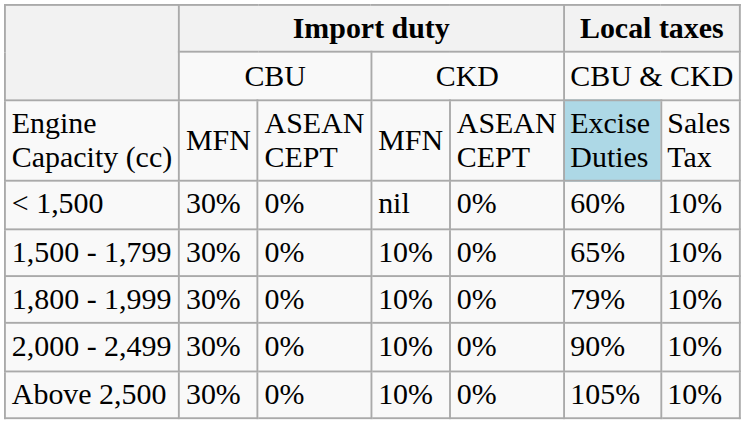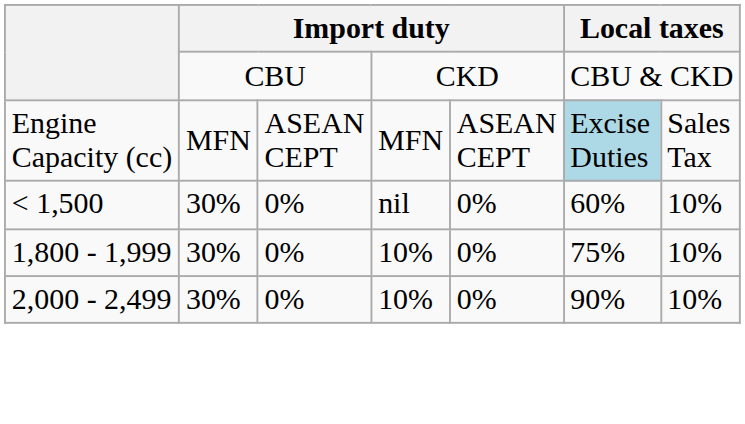- row: (92, 251)
(598, 299) 79% -> (598, 251) 75%
- row: (89, 394)
